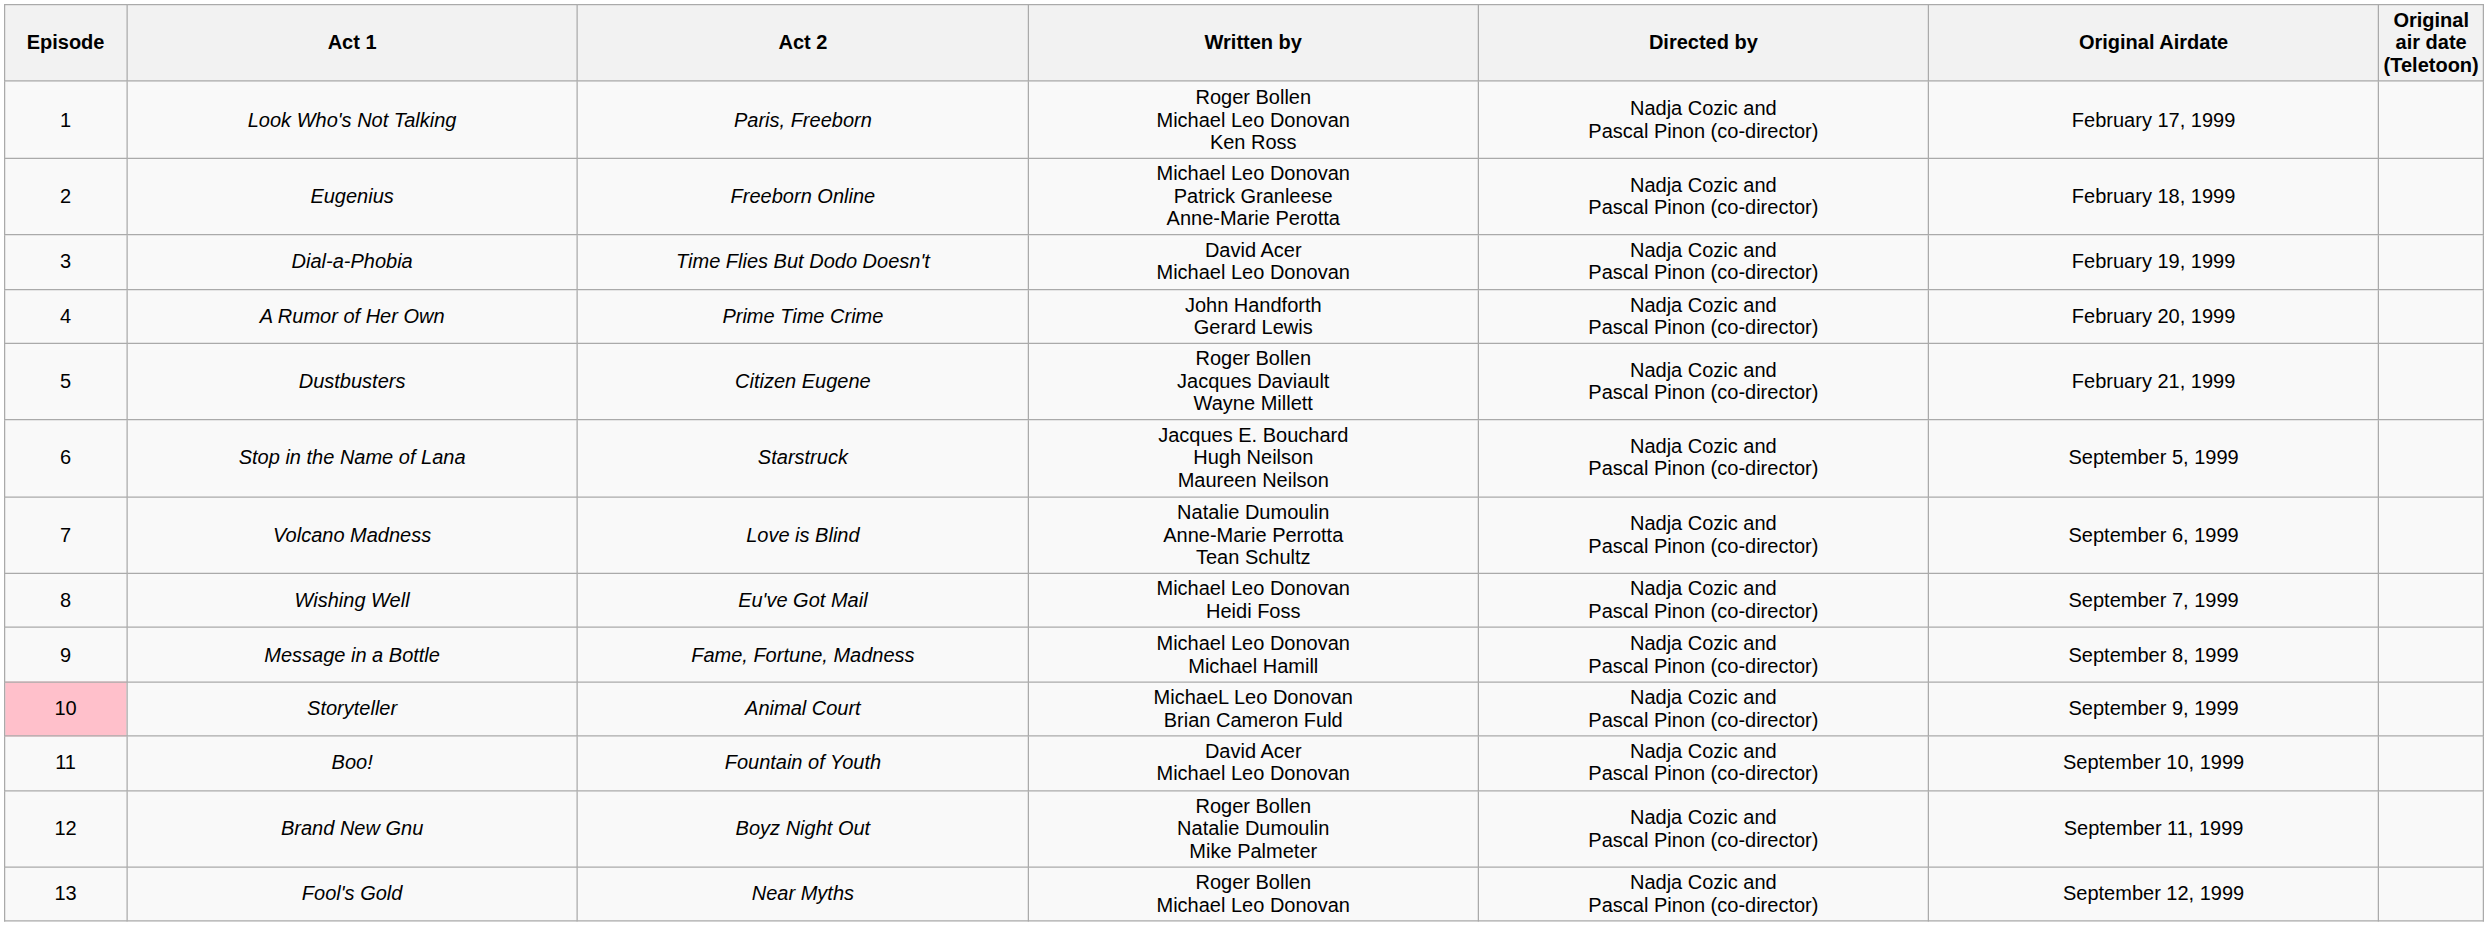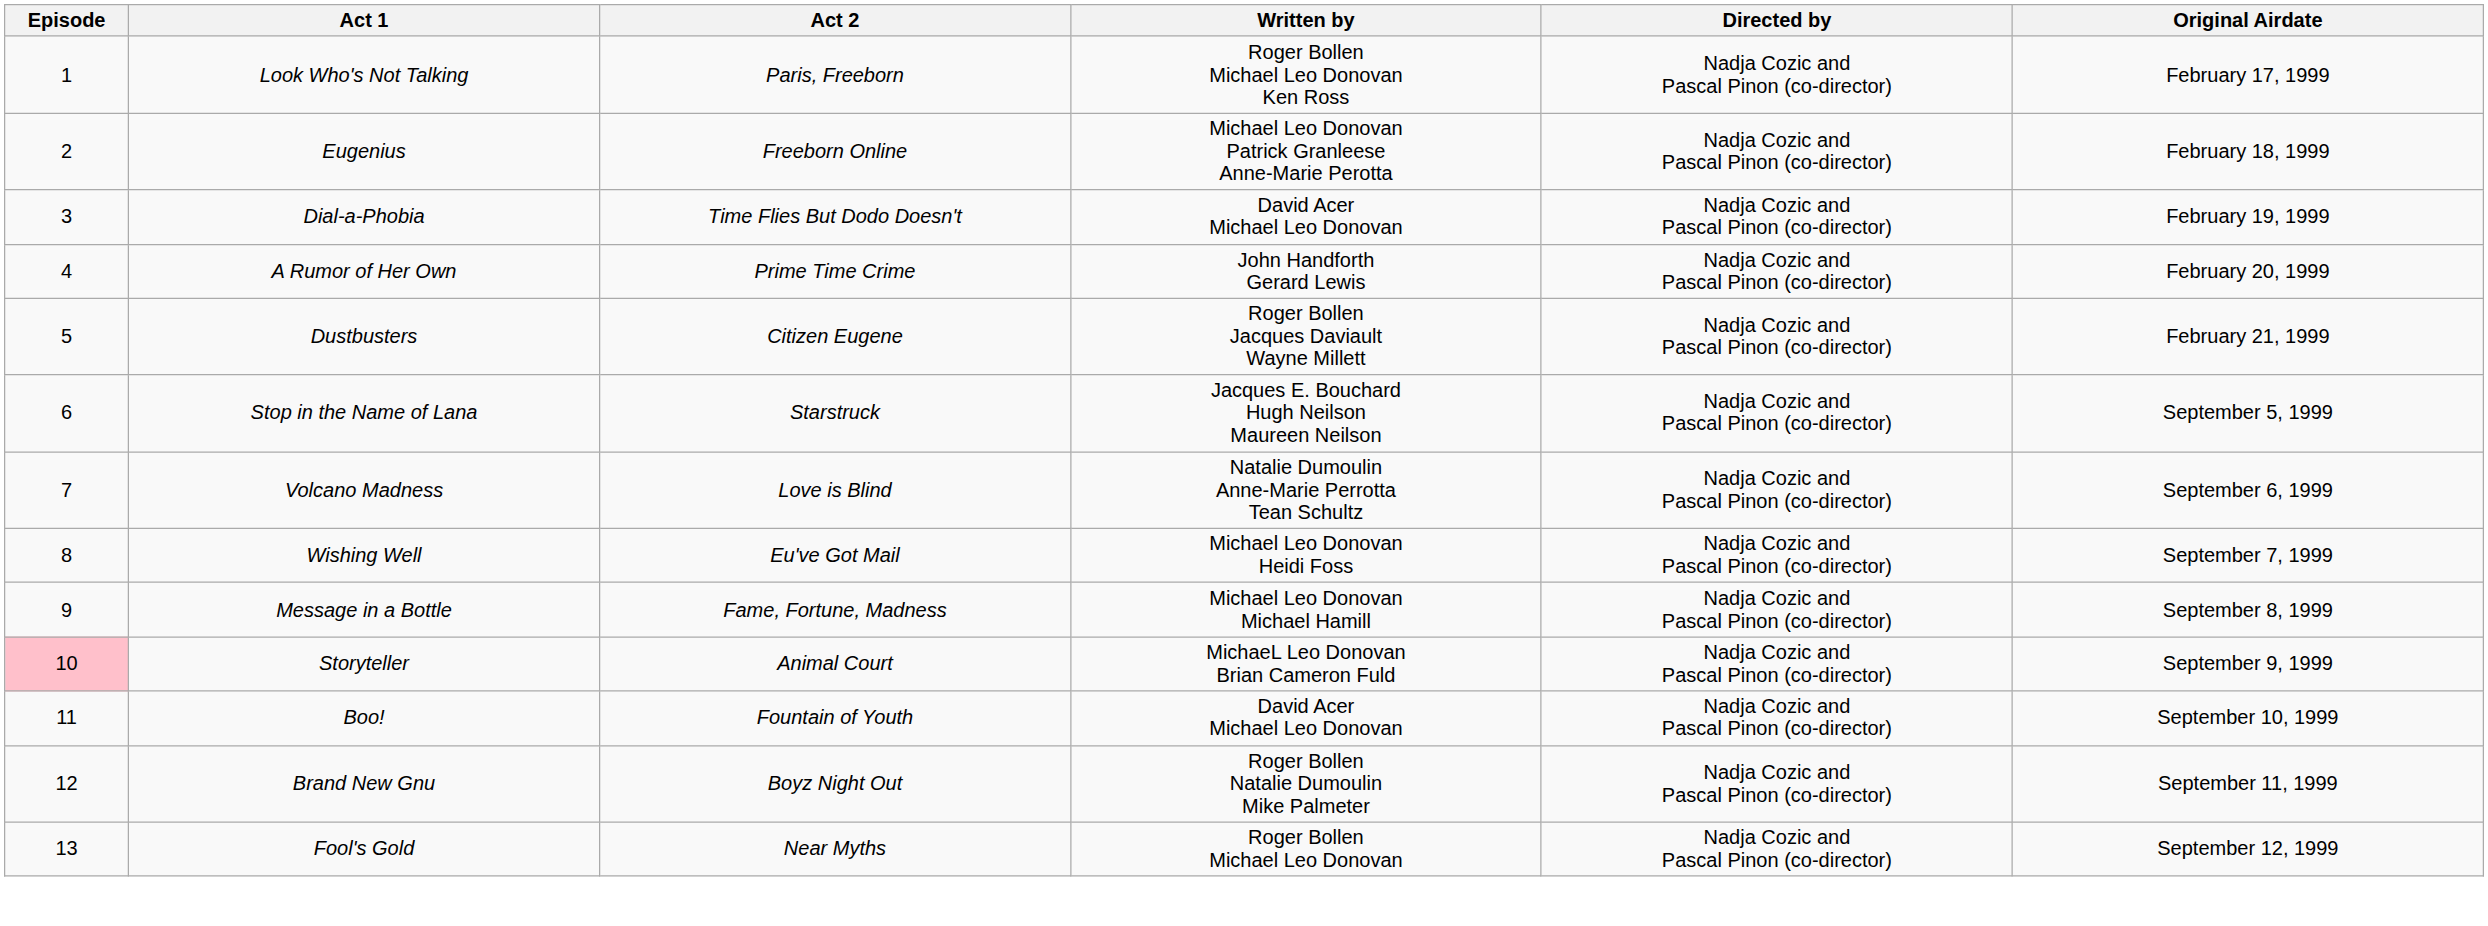- column: (2431, 42)
